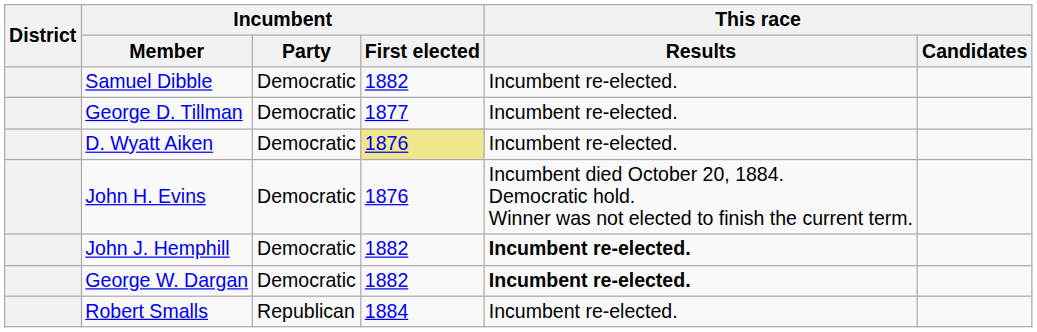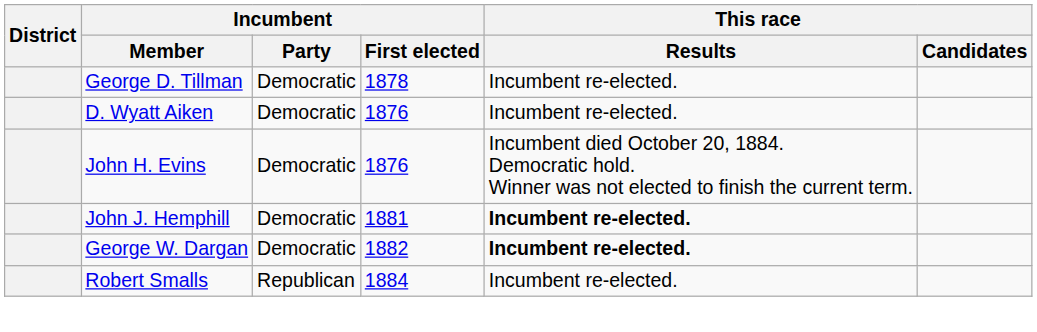- row: (149, 81)
(387, 112) 1877 -> (387, 81) 1878
(387, 143) khaki background -> (387, 112) no background
(387, 249) 1882 -> (387, 218) 1881
